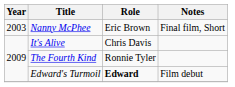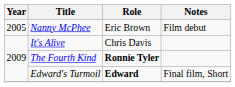(16, 27) 2003 -> (16, 27) 2005
(193, 27) Final film, Short -> (185, 27) Film debut
(130, 58) normal -> (132, 58) bold
(182, 74) Film debut -> (196, 74) Final film, Short
